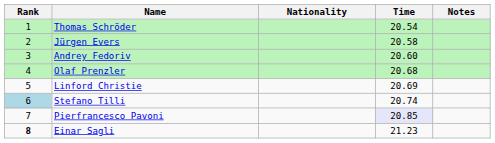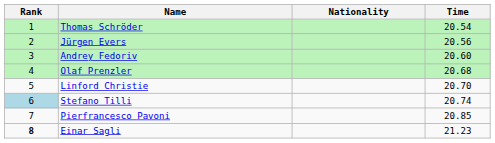- column: (462, 12)
(404, 41) 20.58 -> (458, 41) 20.56
(404, 86) 20.69 -> (458, 86) 20.70
(404, 116) lavender background -> (458, 116) no background
